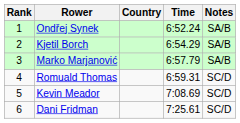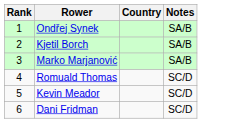- column: (183, 12)
